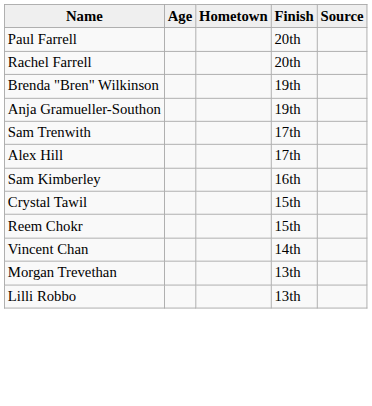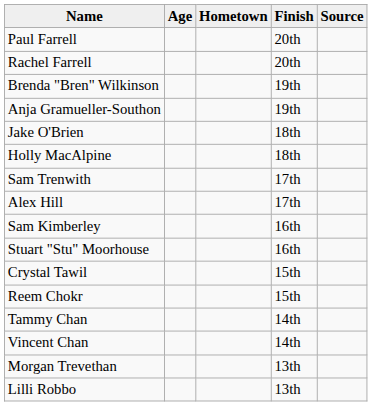+ row: (46, 132)
+ row: (60, 156)
+ row: (78, 249)
+ row: (48, 319)
